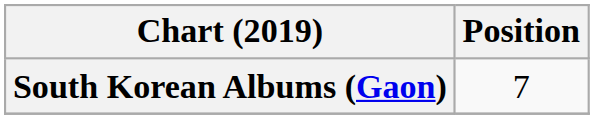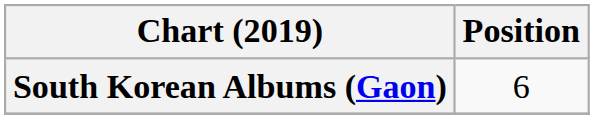(521, 85) 7 -> (521, 85) 6
